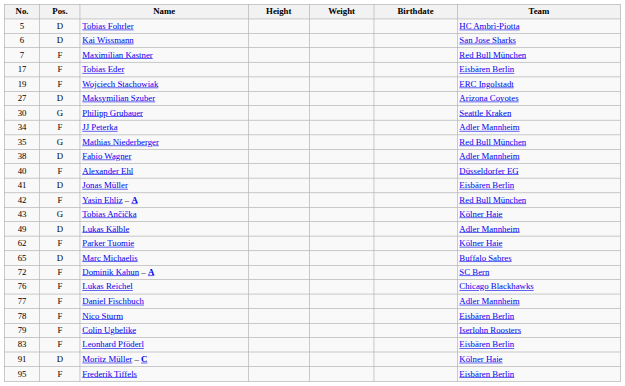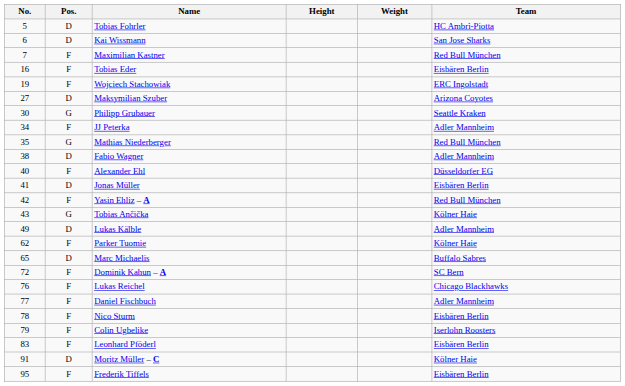- column: (416, 12)
(22, 70) 17 -> (25, 70) 16
